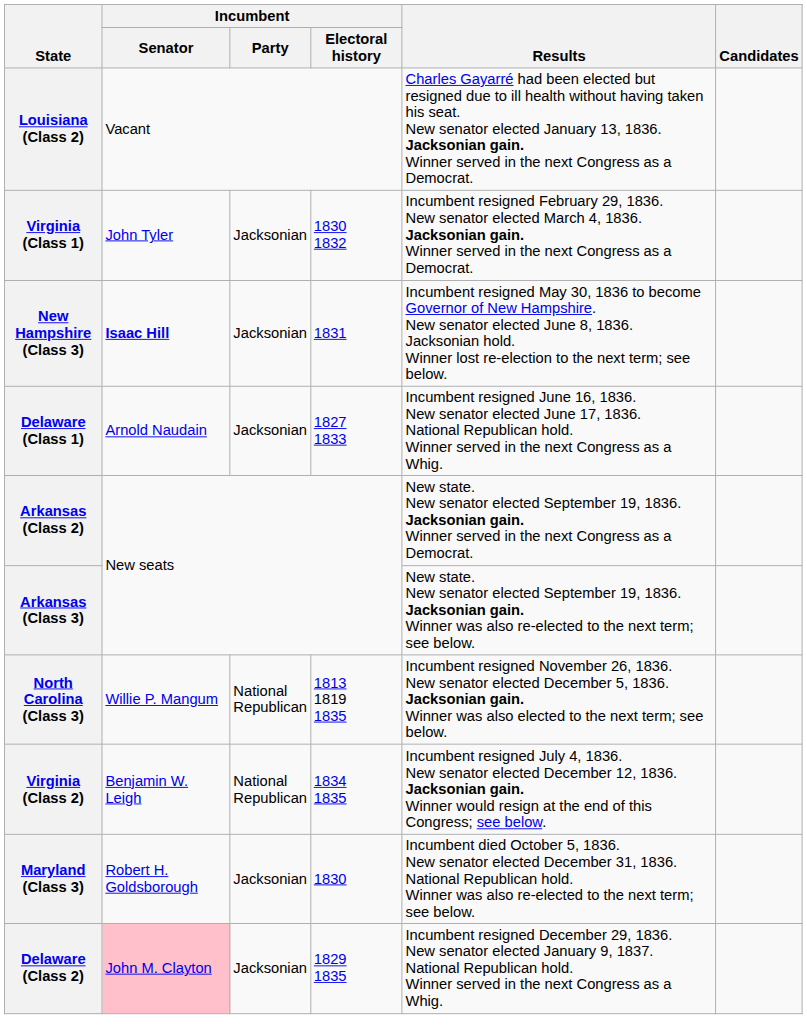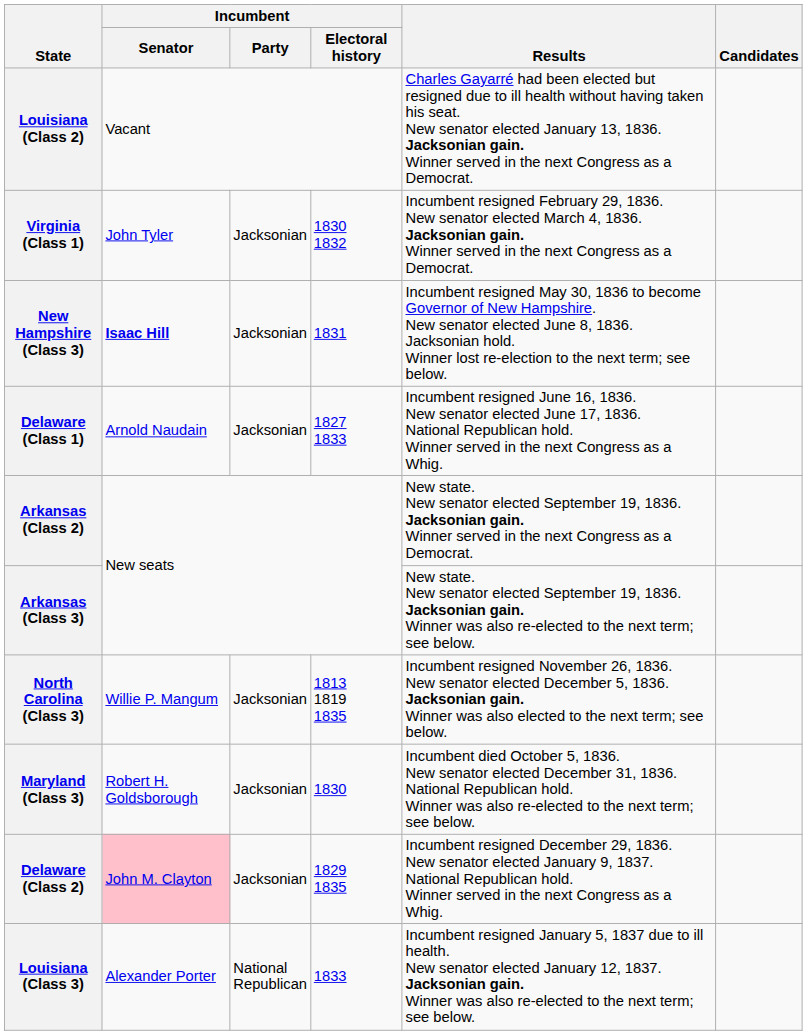(270, 699) National Republican -> (270, 699) Jacksonian
- row: (53, 789)
+ row: (53, 976)
